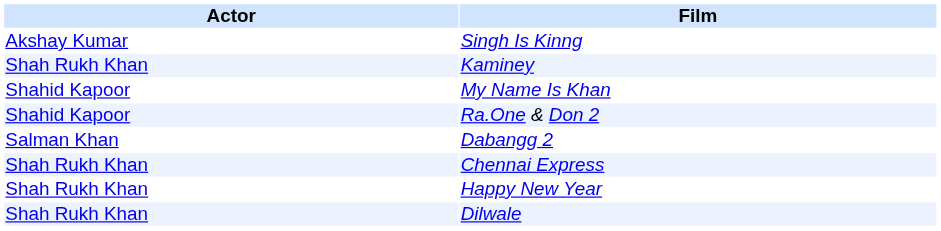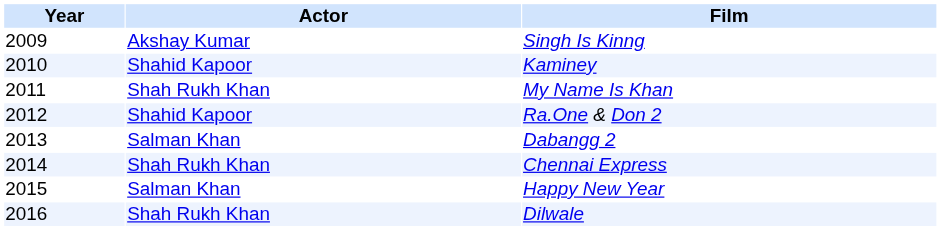+ column: (64, 15)
(77, 65) Shah Rukh Khan -> (190, 65) Shahid Kapoor
(68, 90) Shahid Kapoor -> (199, 90) Shah Rukh Khan
(77, 189) Shah Rukh Khan -> (184, 189) Salman Khan
